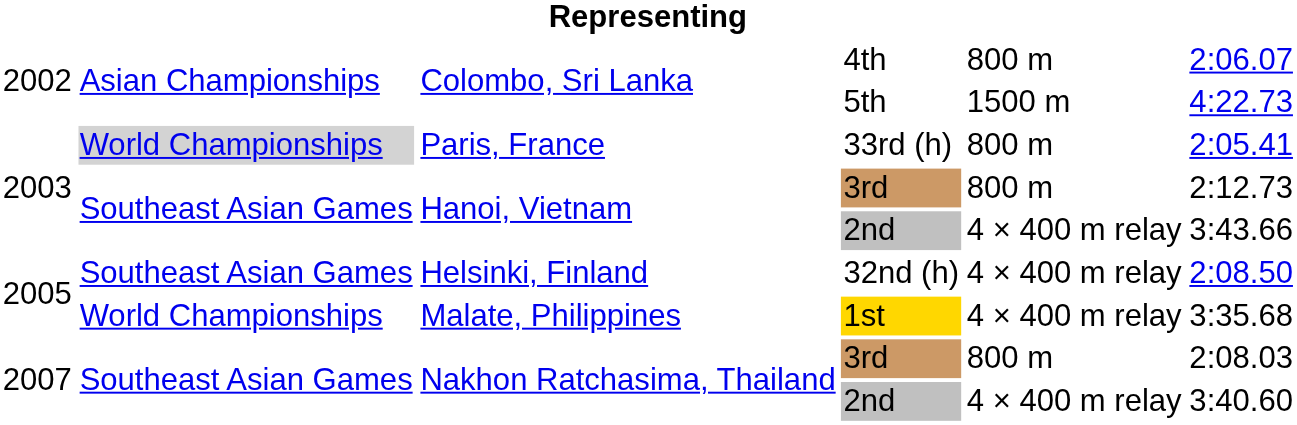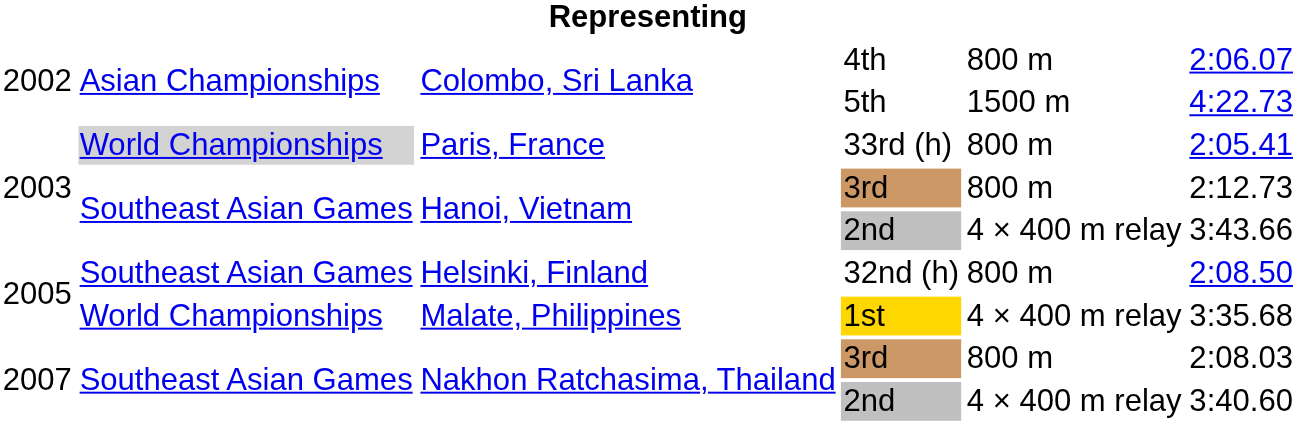(1074, 272) 4 × 400 m relay -> (1010, 272) 800 m
